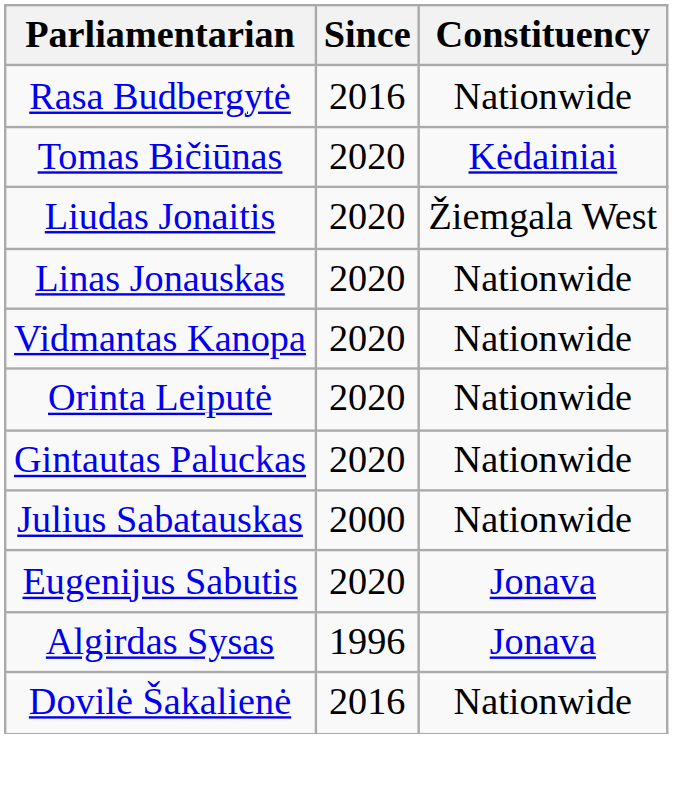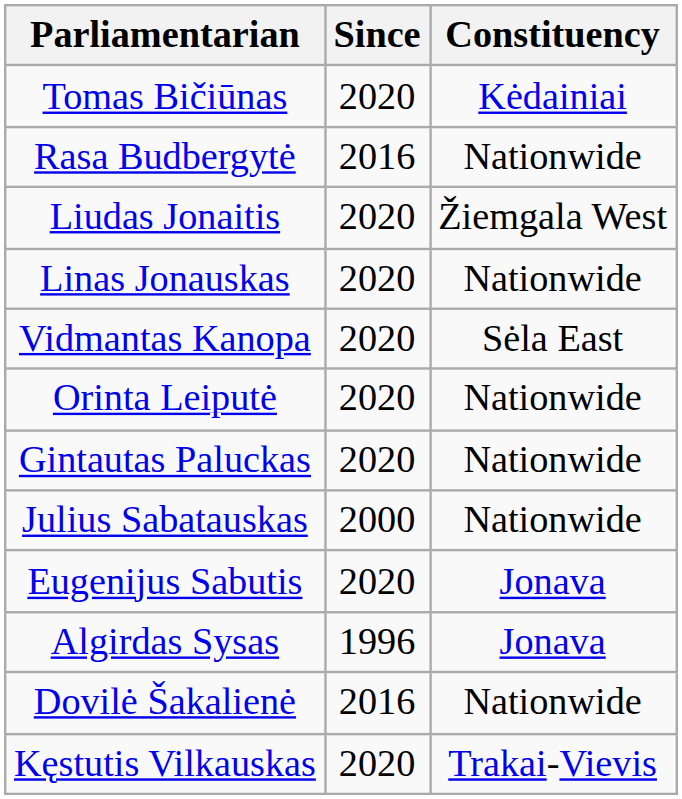rows swapped: (160, 156) <-> (160, 95)
(543, 338) Nationwide -> (553, 338) Sėla East
+ row: (165, 762)
